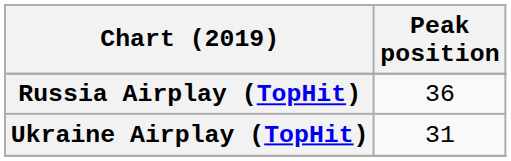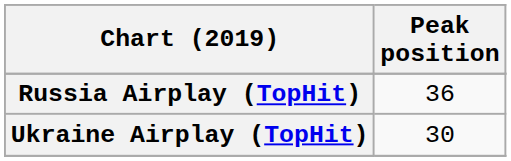(440, 135) 31 -> (440, 135) 30
